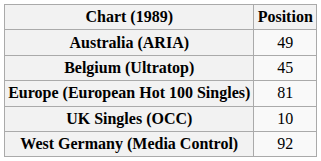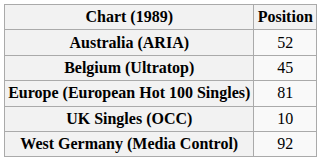(285, 42) 49 -> (285, 42) 52
